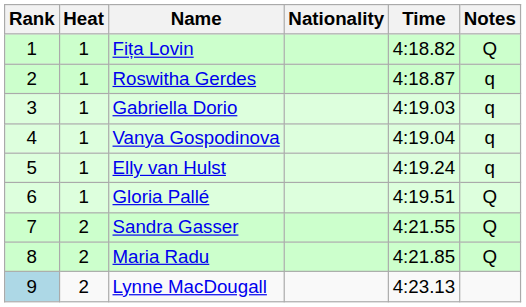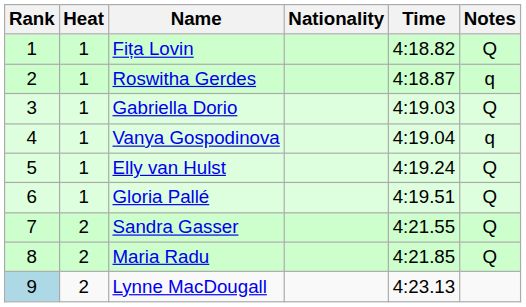(490, 108) q -> (490, 108) Q
(490, 167) q -> (490, 167) Q
